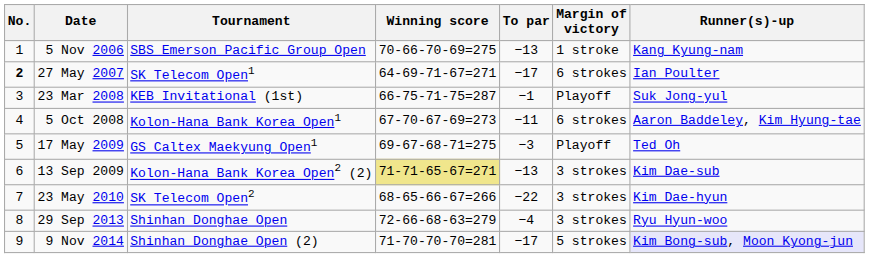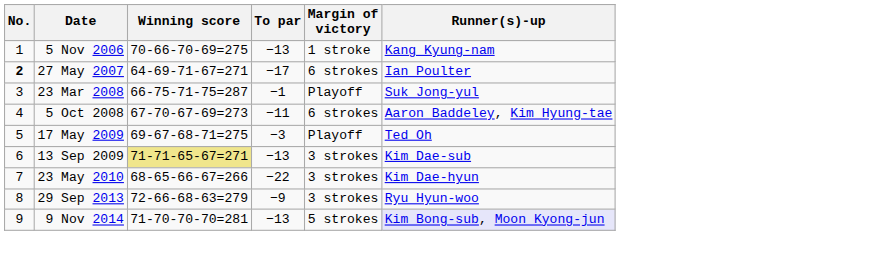- column: (251, 23)
(526, 221) −4 -> (278, 199) −9
(526, 242) −17 -> (278, 220) −13
